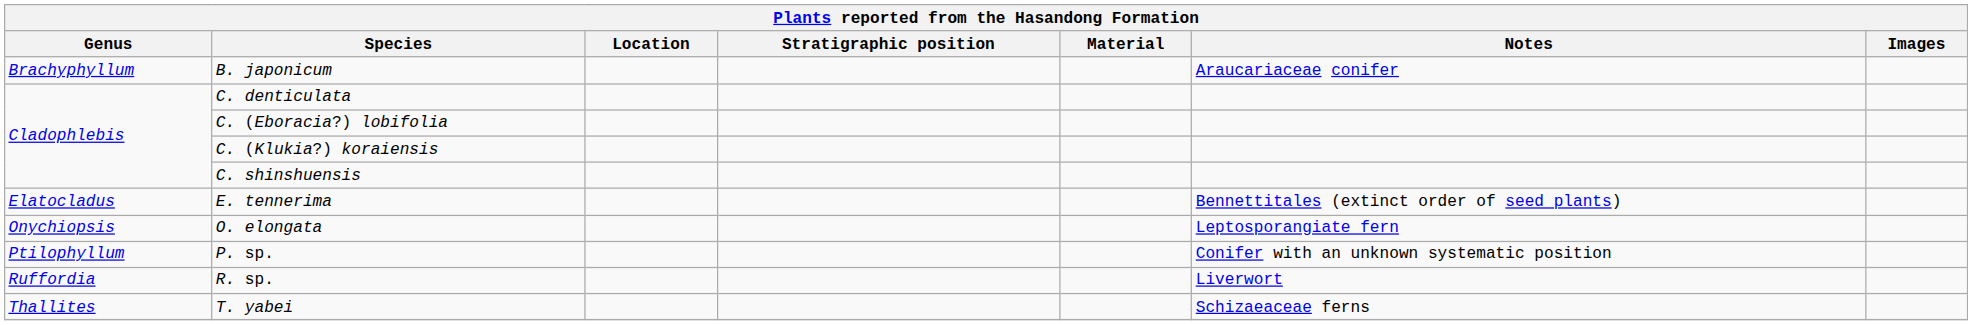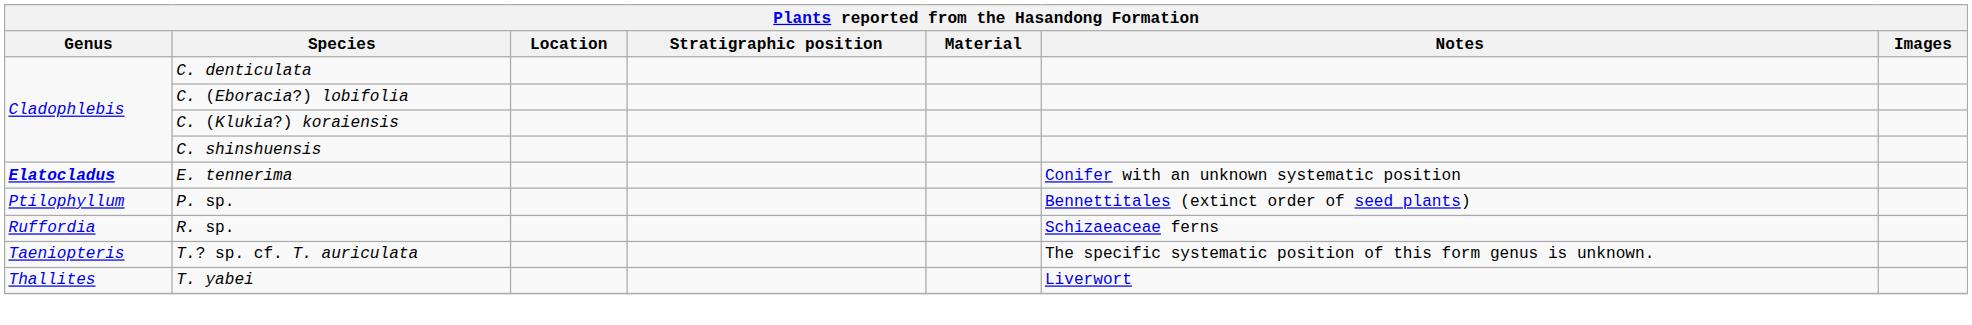- row: (274, 70)
(62, 202) normal -> (62, 175) bold
(1409, 202) Bennettitales (extinct order of seed plants) -> (1253, 175) Conifer with an unknown systematic position
- row: (269, 228)
(1404, 254) Conifer with an unknown systematic position -> (1258, 202) Bennettitales (extinct order of seed plants)
(1239, 280) Liverwort -> (1132, 228) Schizaeaceae ferns
+ row: (297, 254)
(1283, 307) Schizaeaceae ferns -> (1088, 280) Liverwort
